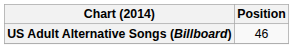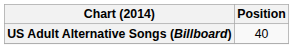(261, 33) 46 -> (261, 33) 40
